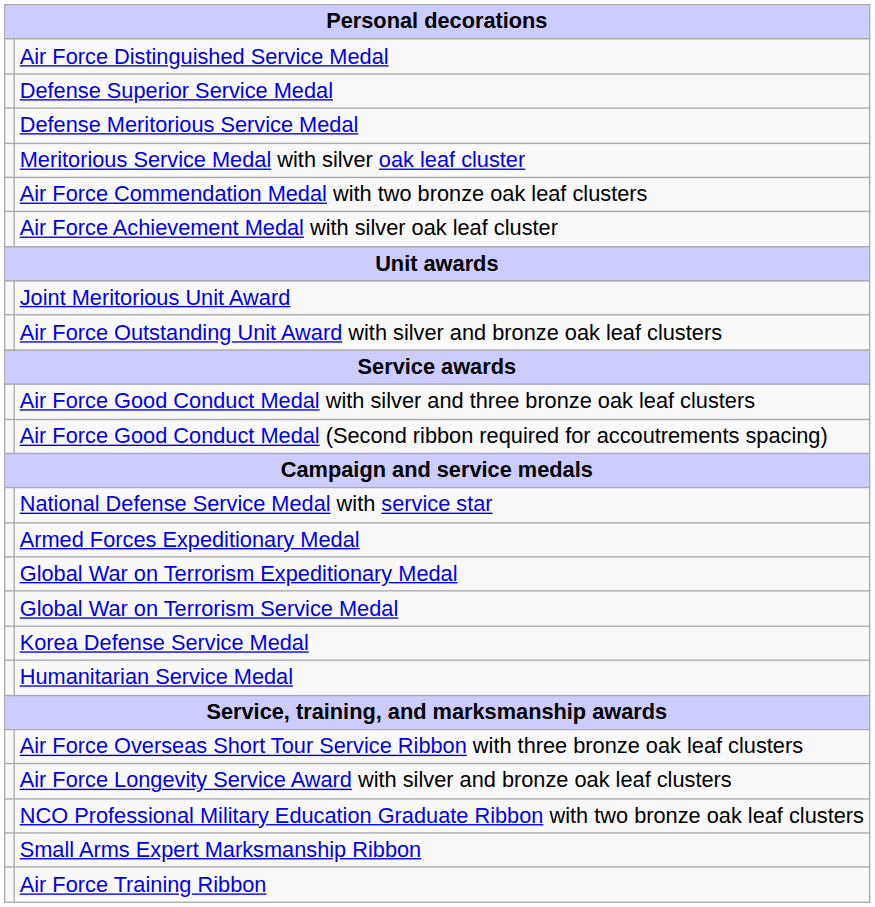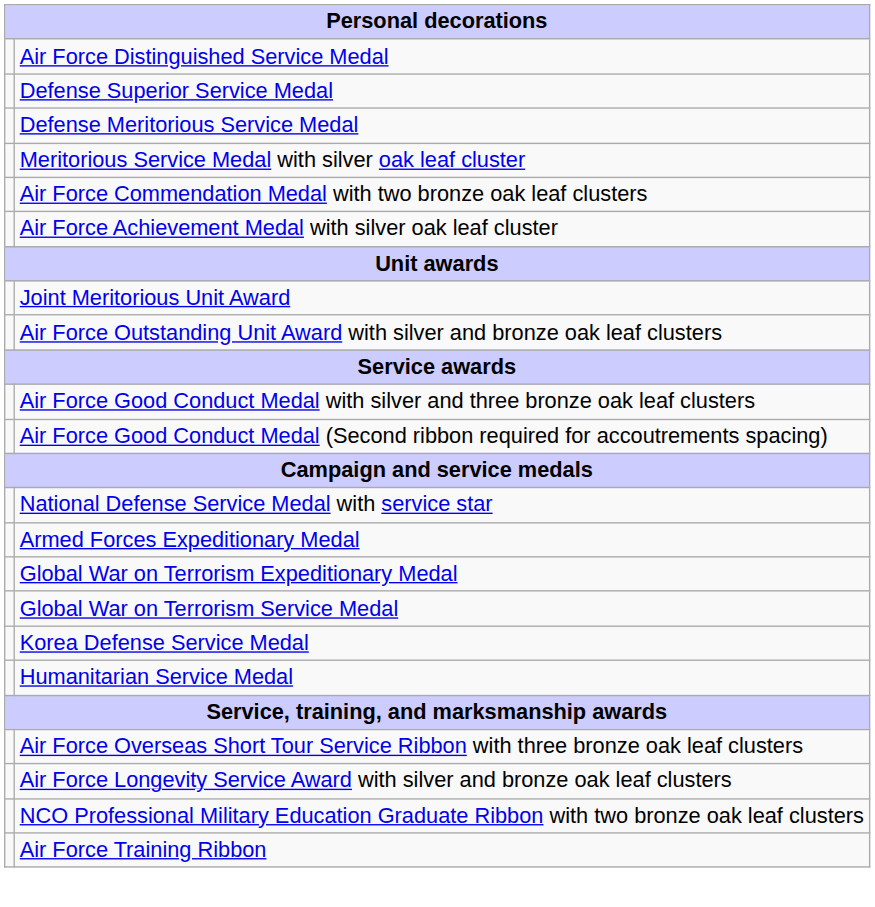- row: (220, 849)
